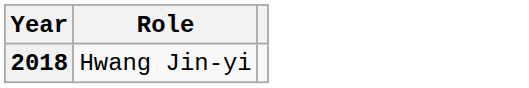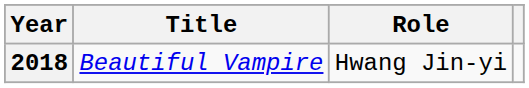+ column: (201, 24)
